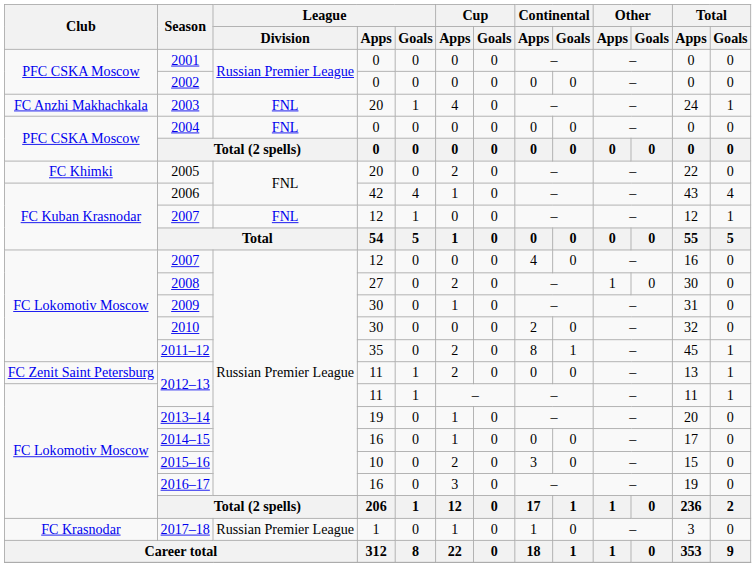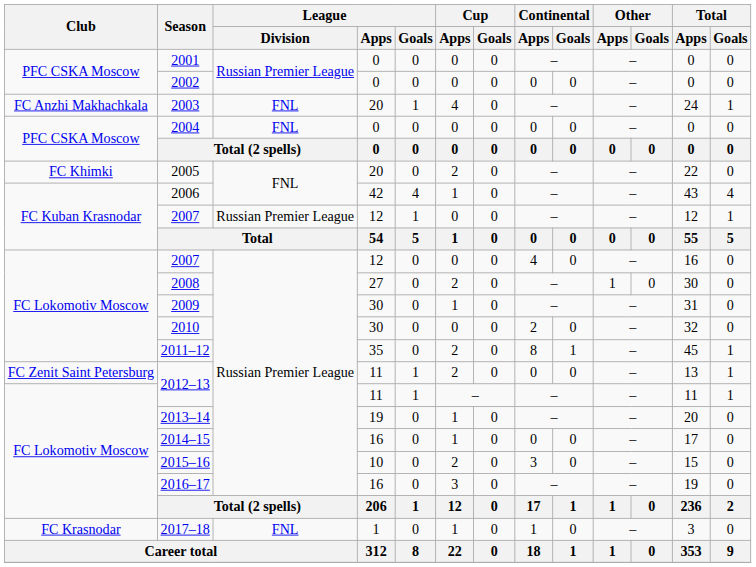(285, 216) FNL -> (285, 216) Russian Premier League
(285, 529) Russian Premier League -> (285, 529) FNL
